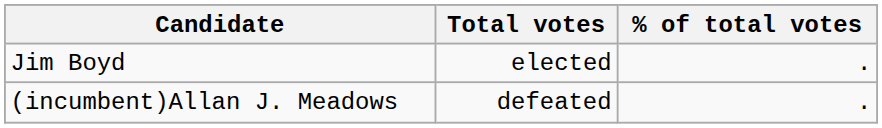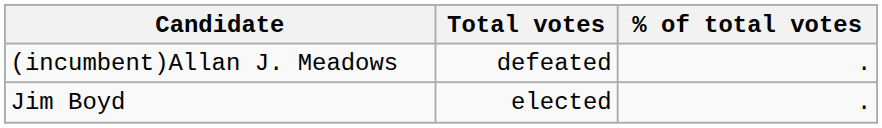rows swapped: (68, 63) <-> (204, 102)
